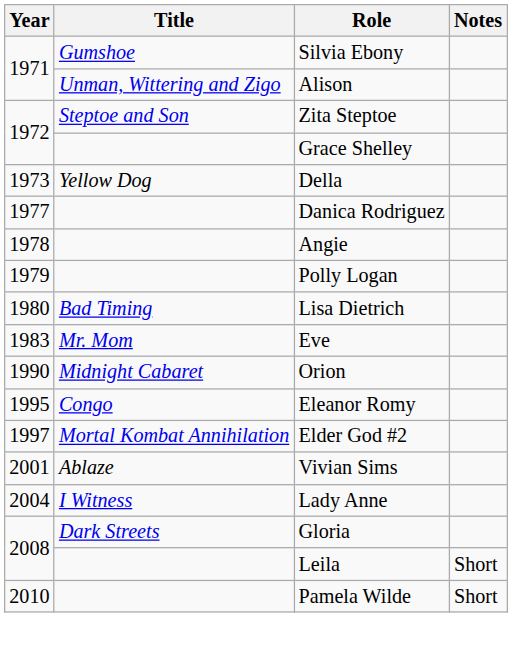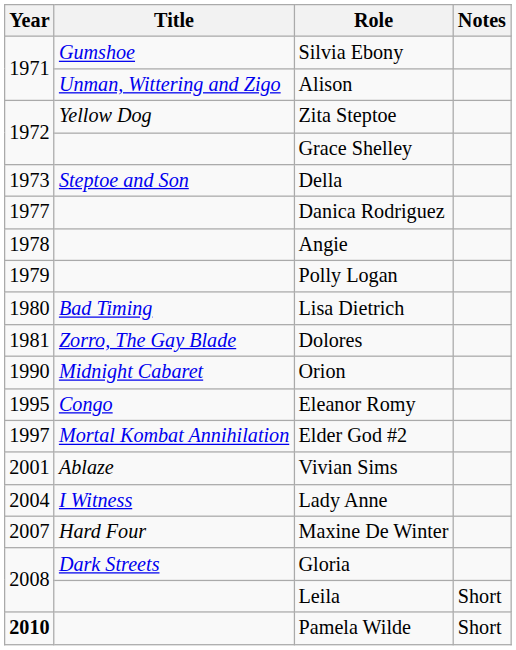(124, 116) Steptoe and Son -> (105, 116) Yellow Dog
(105, 180) Yellow Dog -> (124, 180) Steptoe and Son
+ row: (330, 340)
- row: (314, 340)
+ row: (374, 532)
(29, 595) normal -> (29, 627) bold
